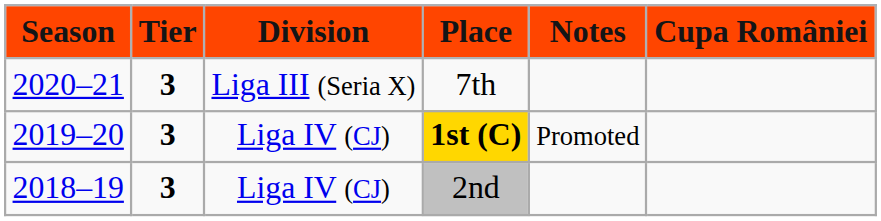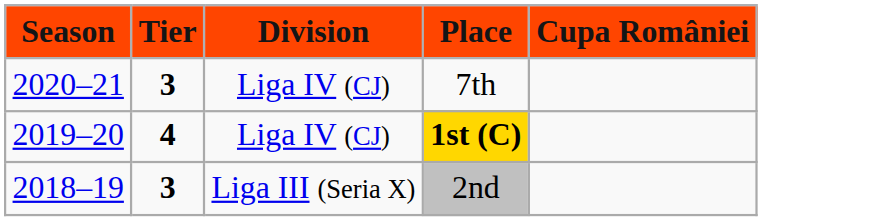- column: (588, 31)
(313, 83) Liga III (Seria X) -> (313, 83) Liga IV (CJ)
(168, 136) 3 -> (168, 136) 4
(313, 188) Liga IV (CJ) -> (313, 188) Liga III (Seria X)
